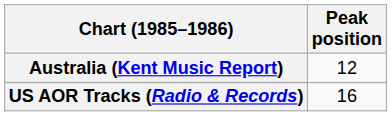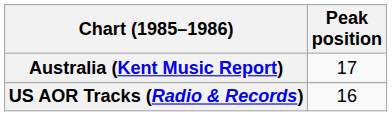(347, 67) 12 -> (347, 67) 17
